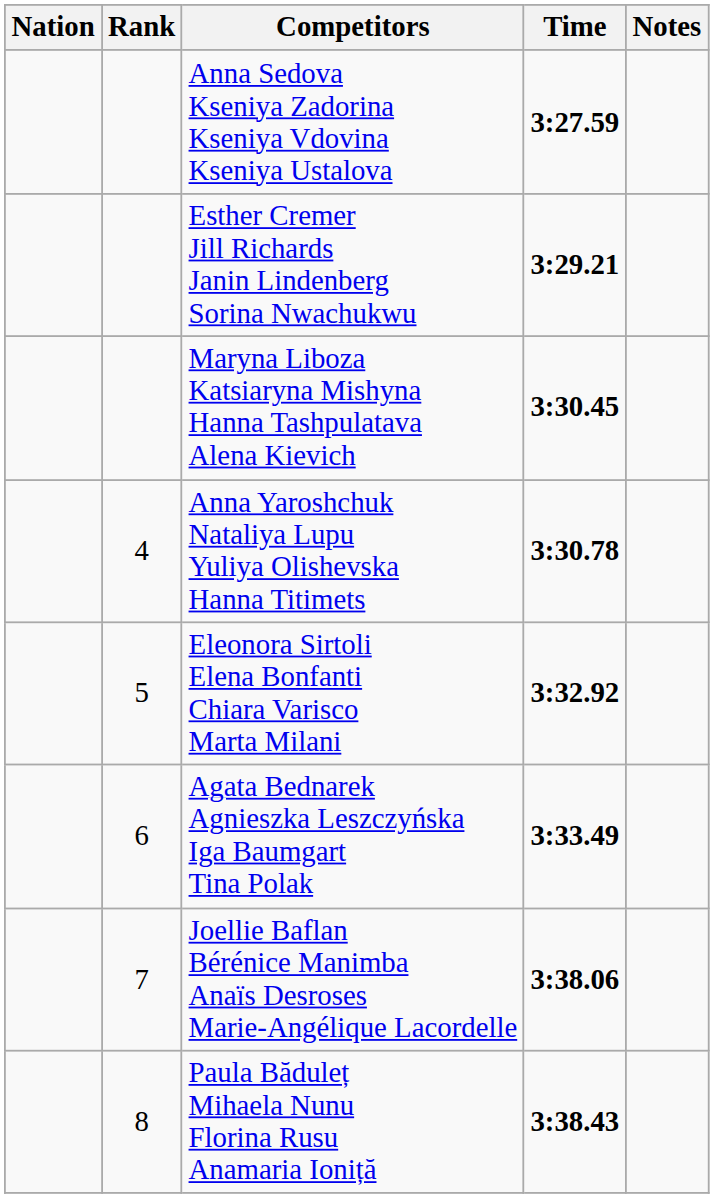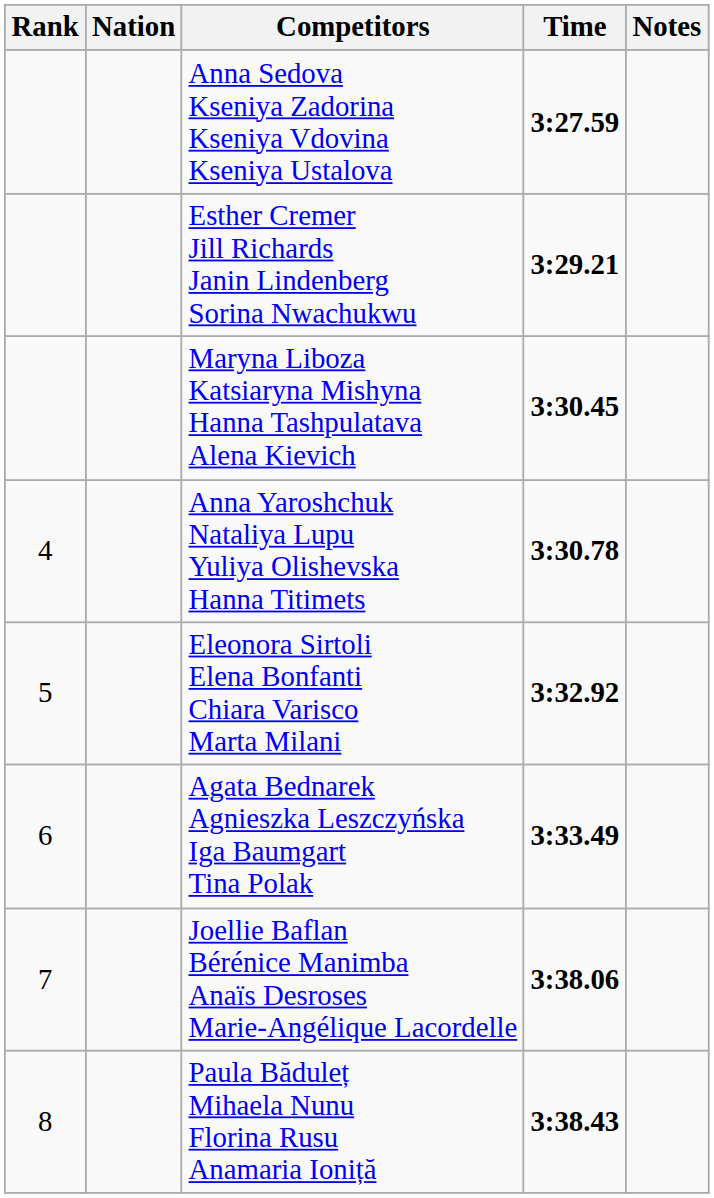columns swapped: (142, 27) <-> (53, 27)
